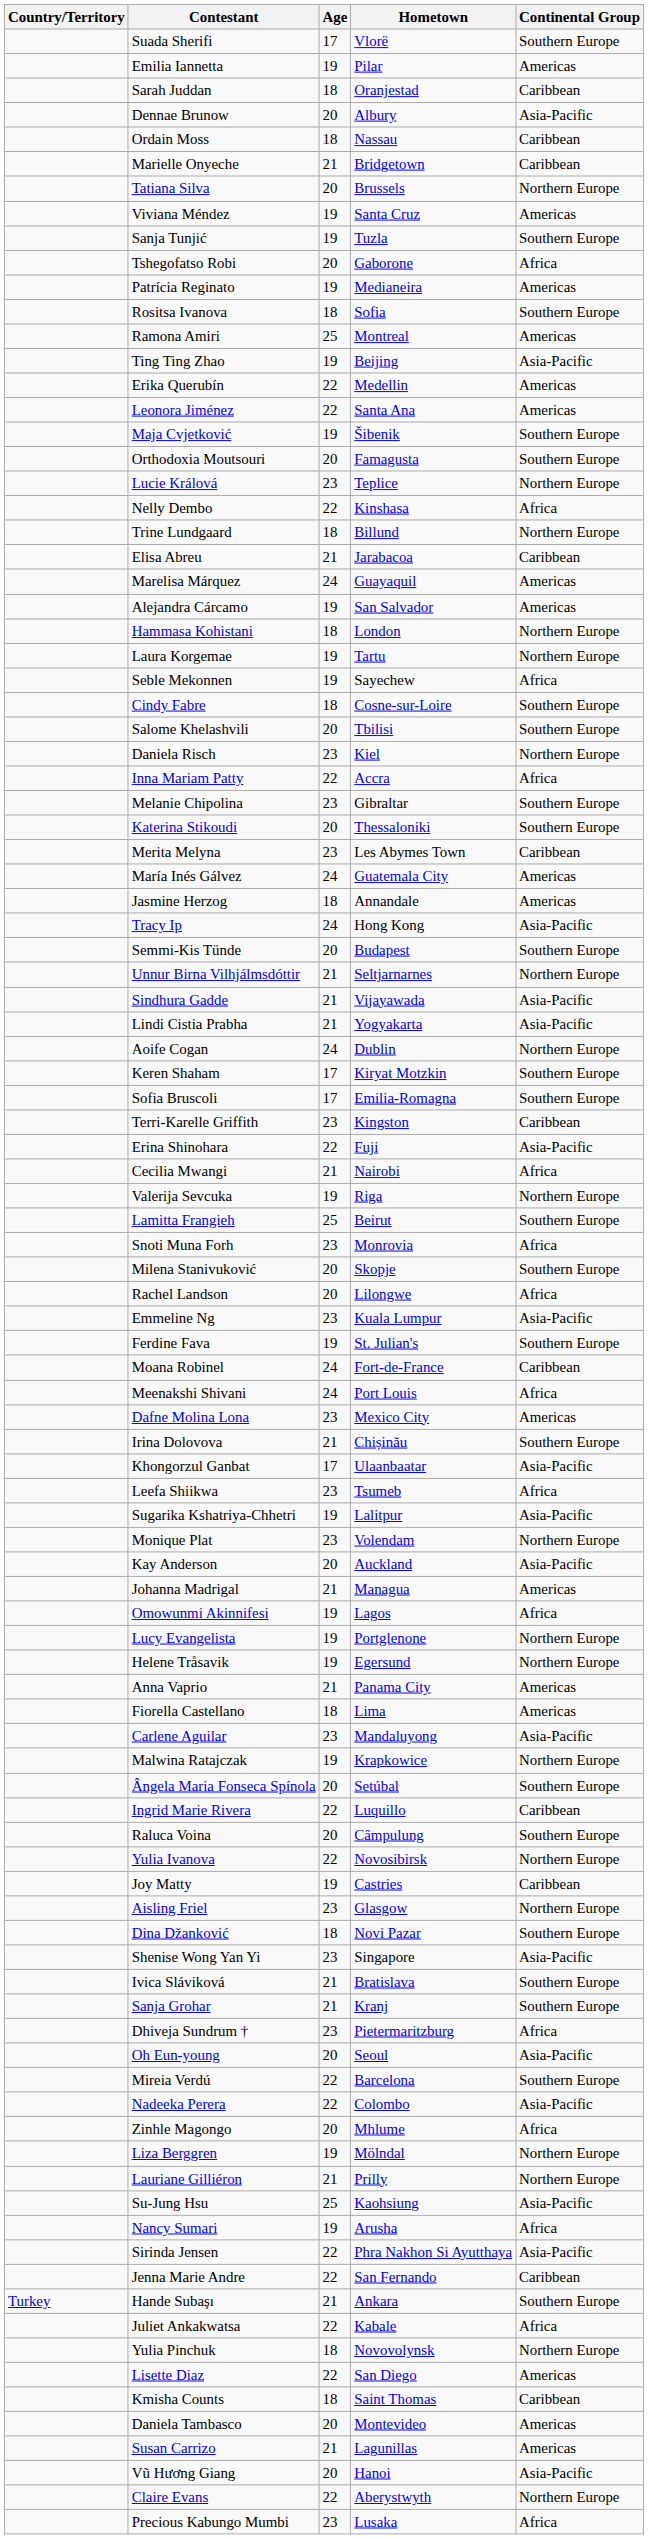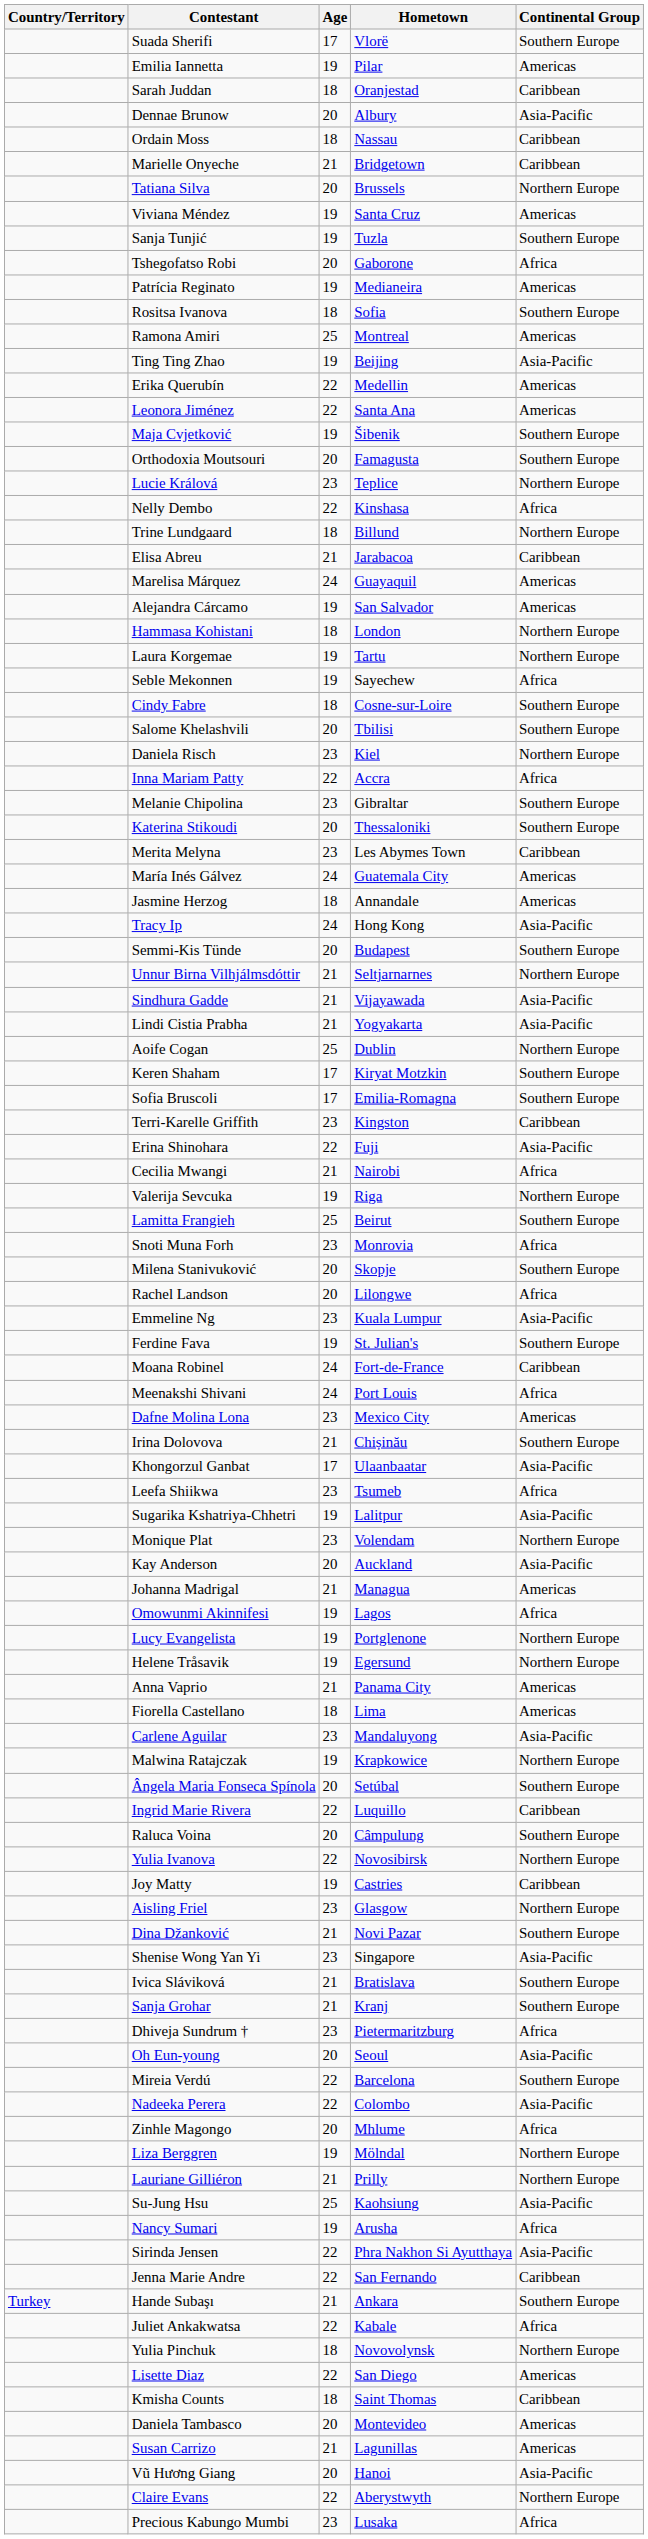(330, 1048) 24 -> (330, 1048) 25
(330, 1932) 18 -> (330, 1932) 21
